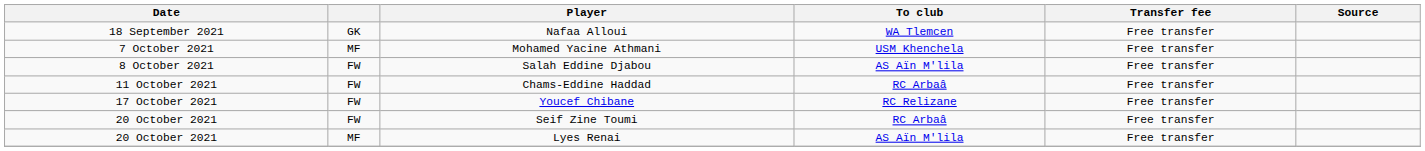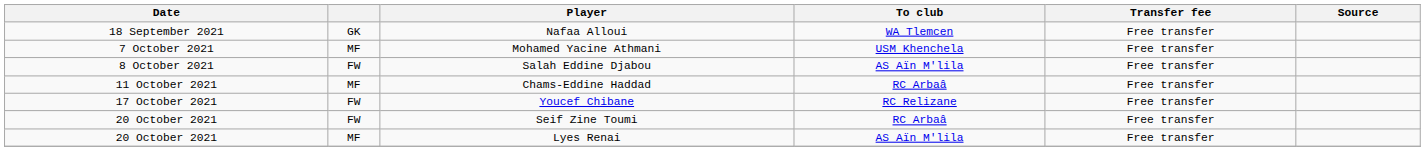(354, 84) FW -> (354, 84) MF
